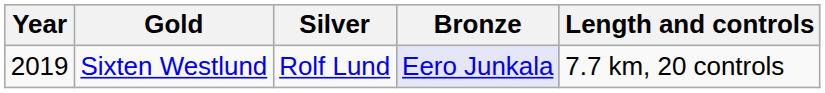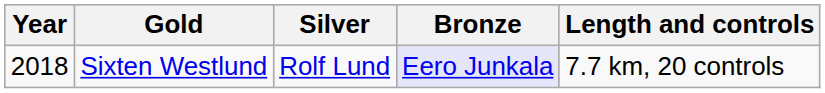(40, 66) 2019 -> (40, 66) 2018
